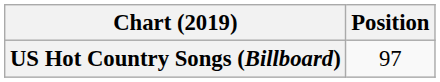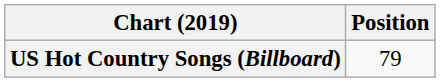(390, 58) 97 -> (390, 58) 79
